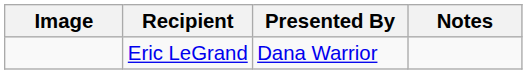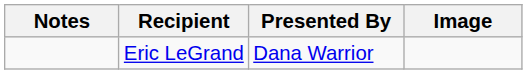columns swapped: (64, 21) <-> (465, 21)
